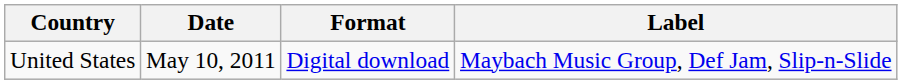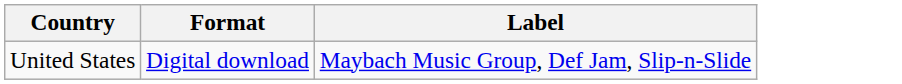- column: (211, 23)
